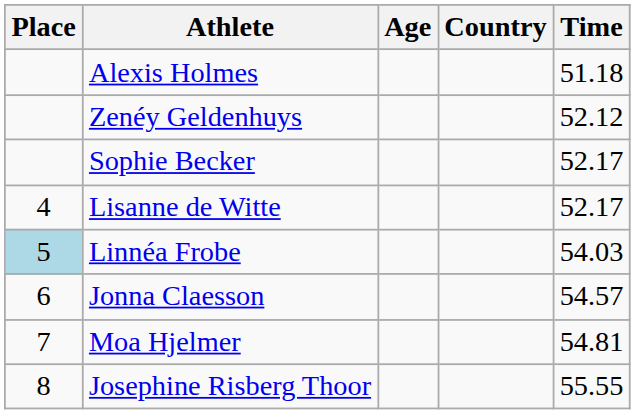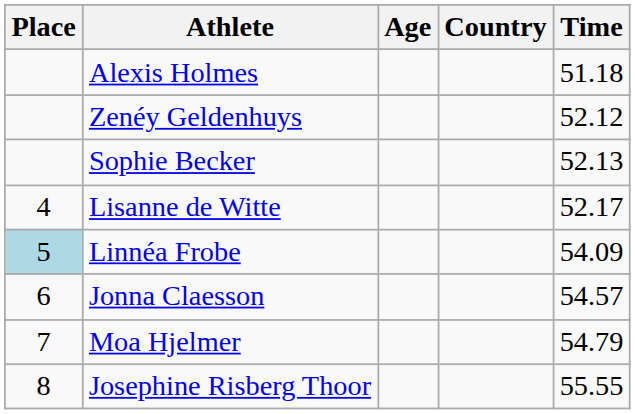(592, 161) 52.17 -> (592, 161) 52.13
(592, 251) 54.03 -> (592, 251) 54.09
(592, 341) 54.81 -> (592, 341) 54.79
